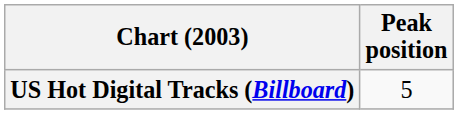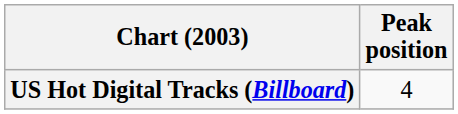(406, 89) 5 -> (406, 89) 4
